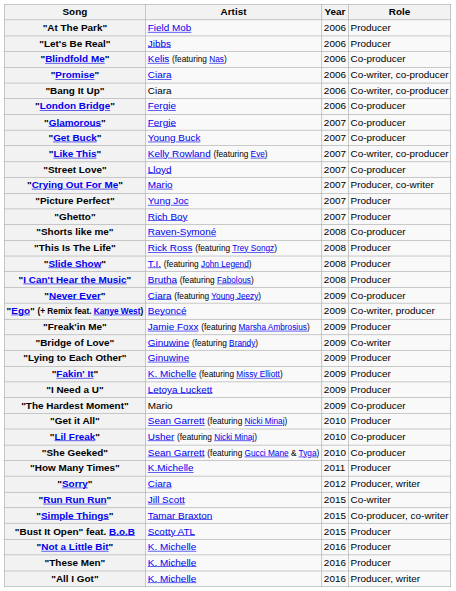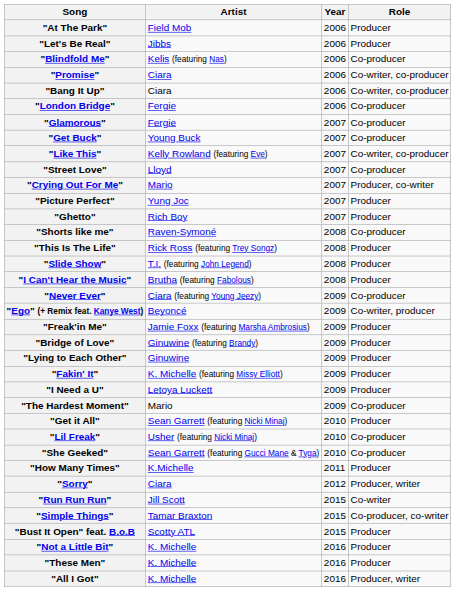(371, 342) Co-writer -> (371, 342) Producer
